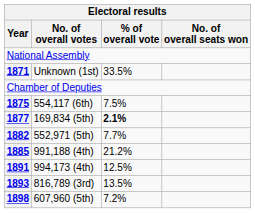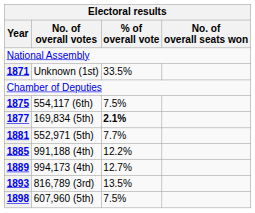(18, 135) 1882 -> (18, 135) 1881
(118, 151) 21.2% -> (118, 151) 12.2%
(18, 167) 1891 -> (18, 167) 1889
(118, 167) 12.5% -> (118, 167) 12.7%
(115, 199) 7.2% -> (115, 199) 7.5%
